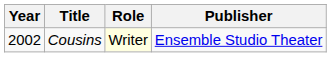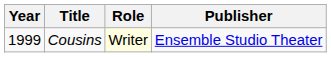(24, 39) 2002 -> (24, 39) 1999
